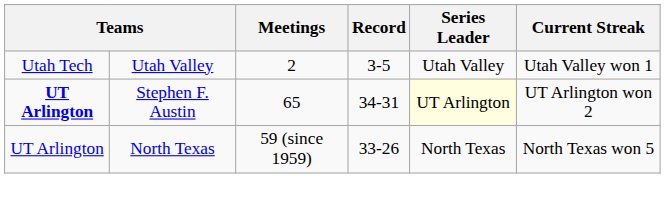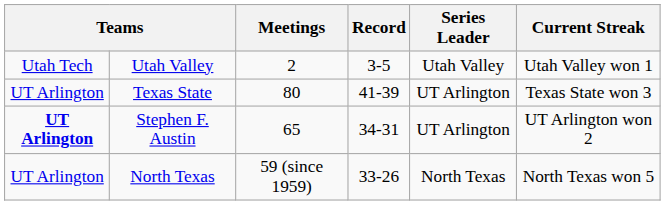+ row: (173, 92)
(463, 102) lightyellow background -> (463, 129) no background
